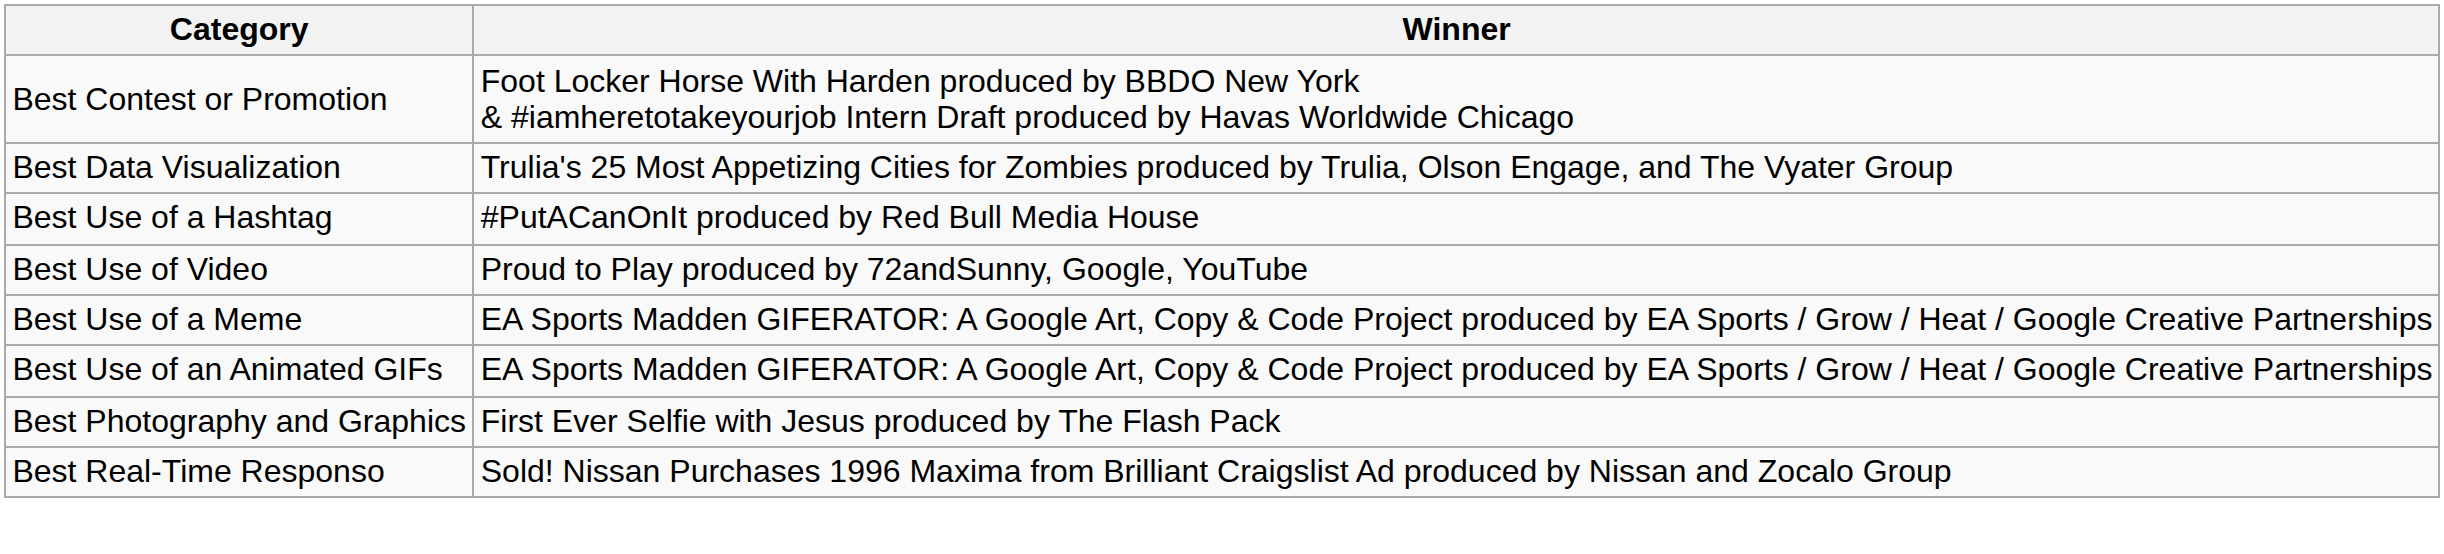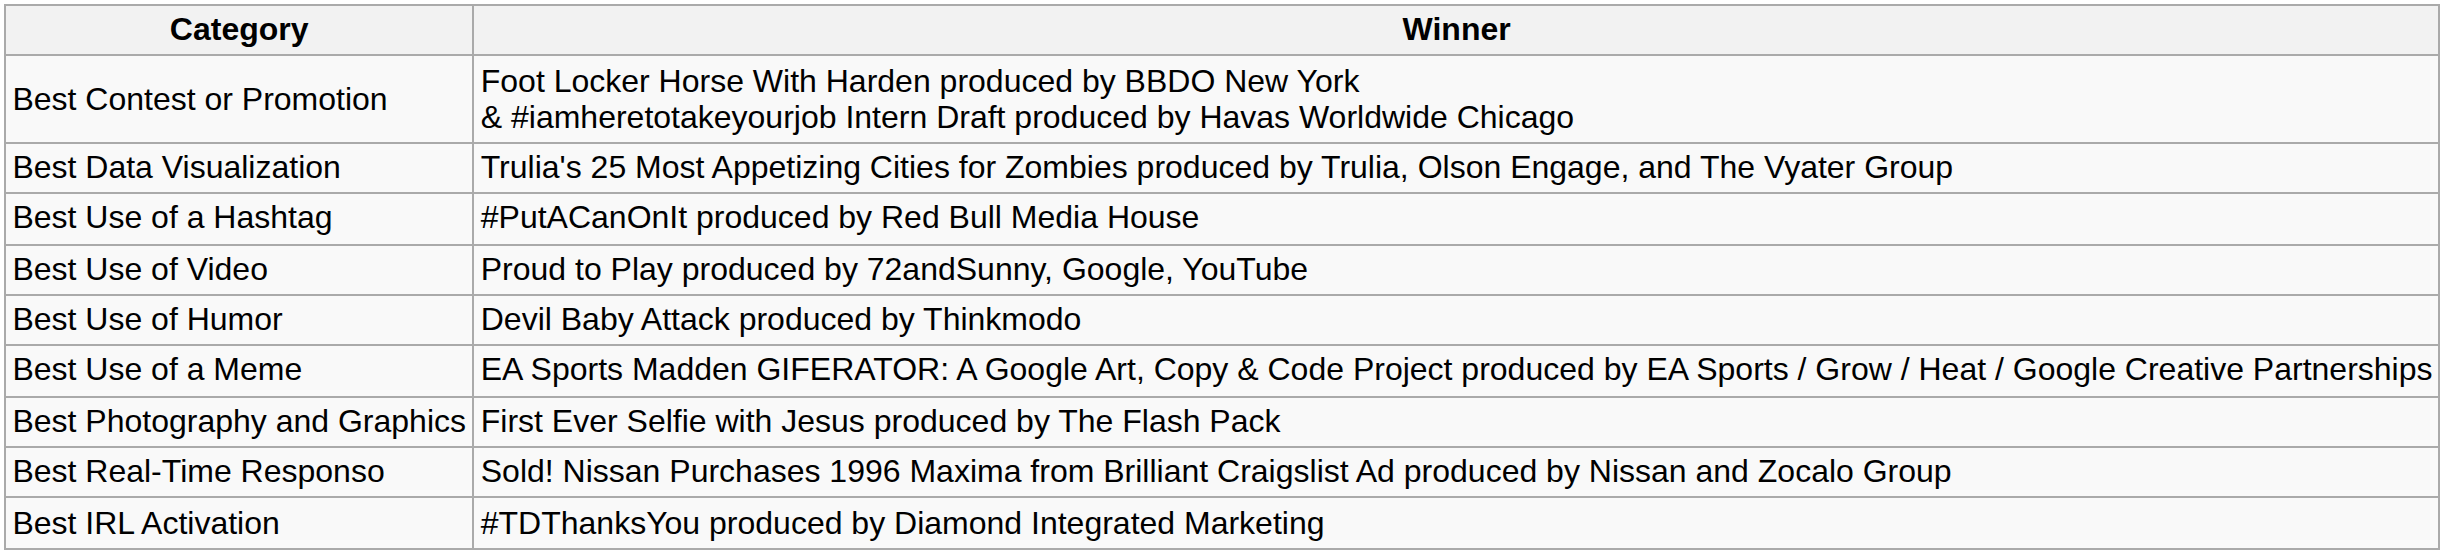+ row: (148, 319)
- row: (228, 370)
+ row: (146, 522)
